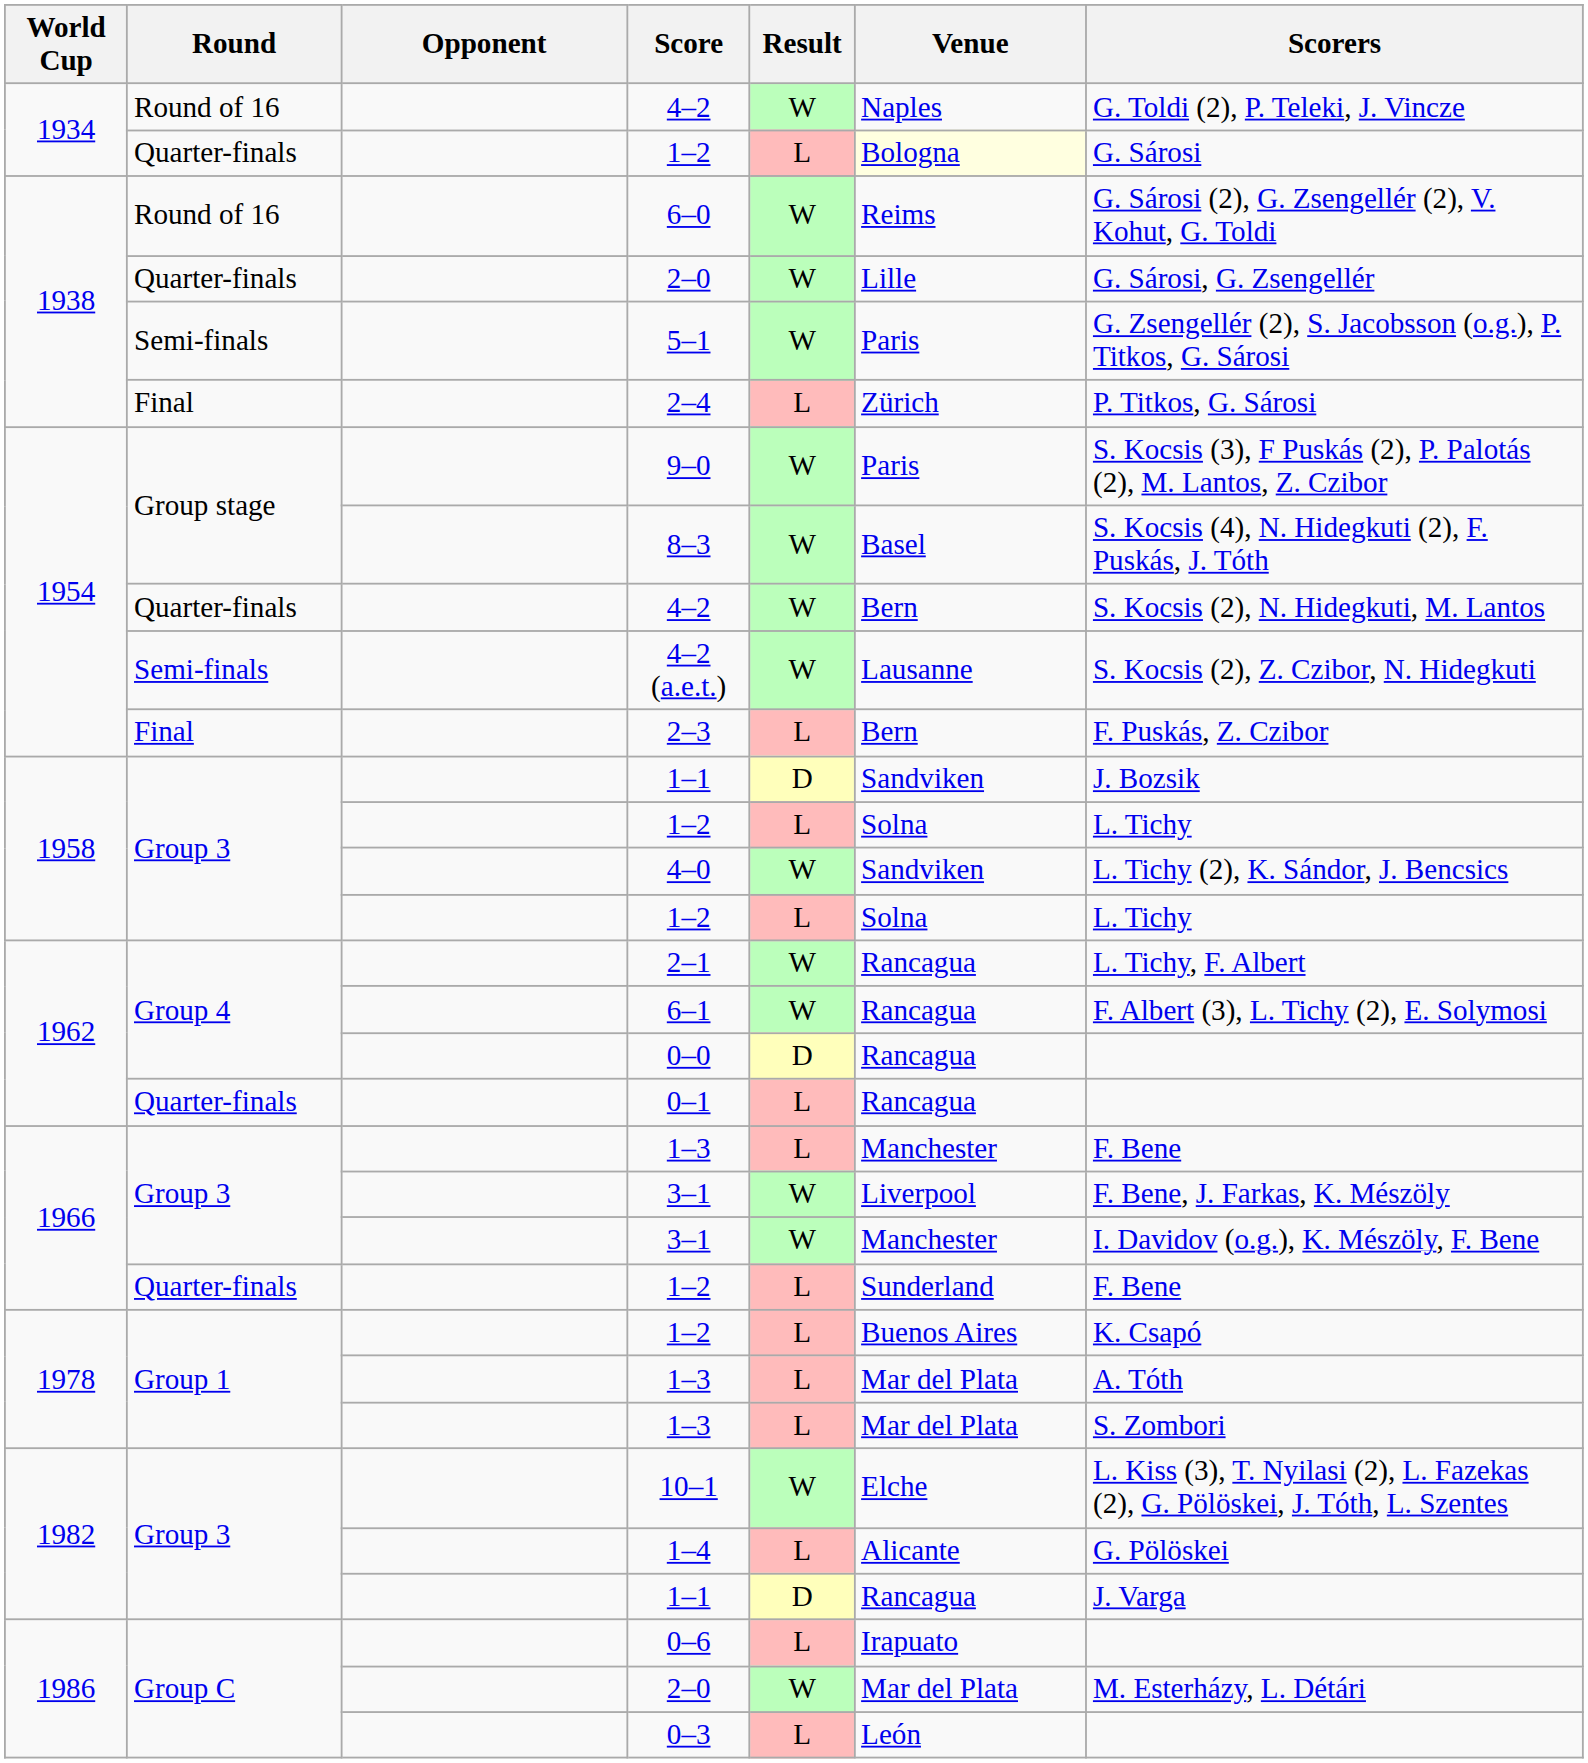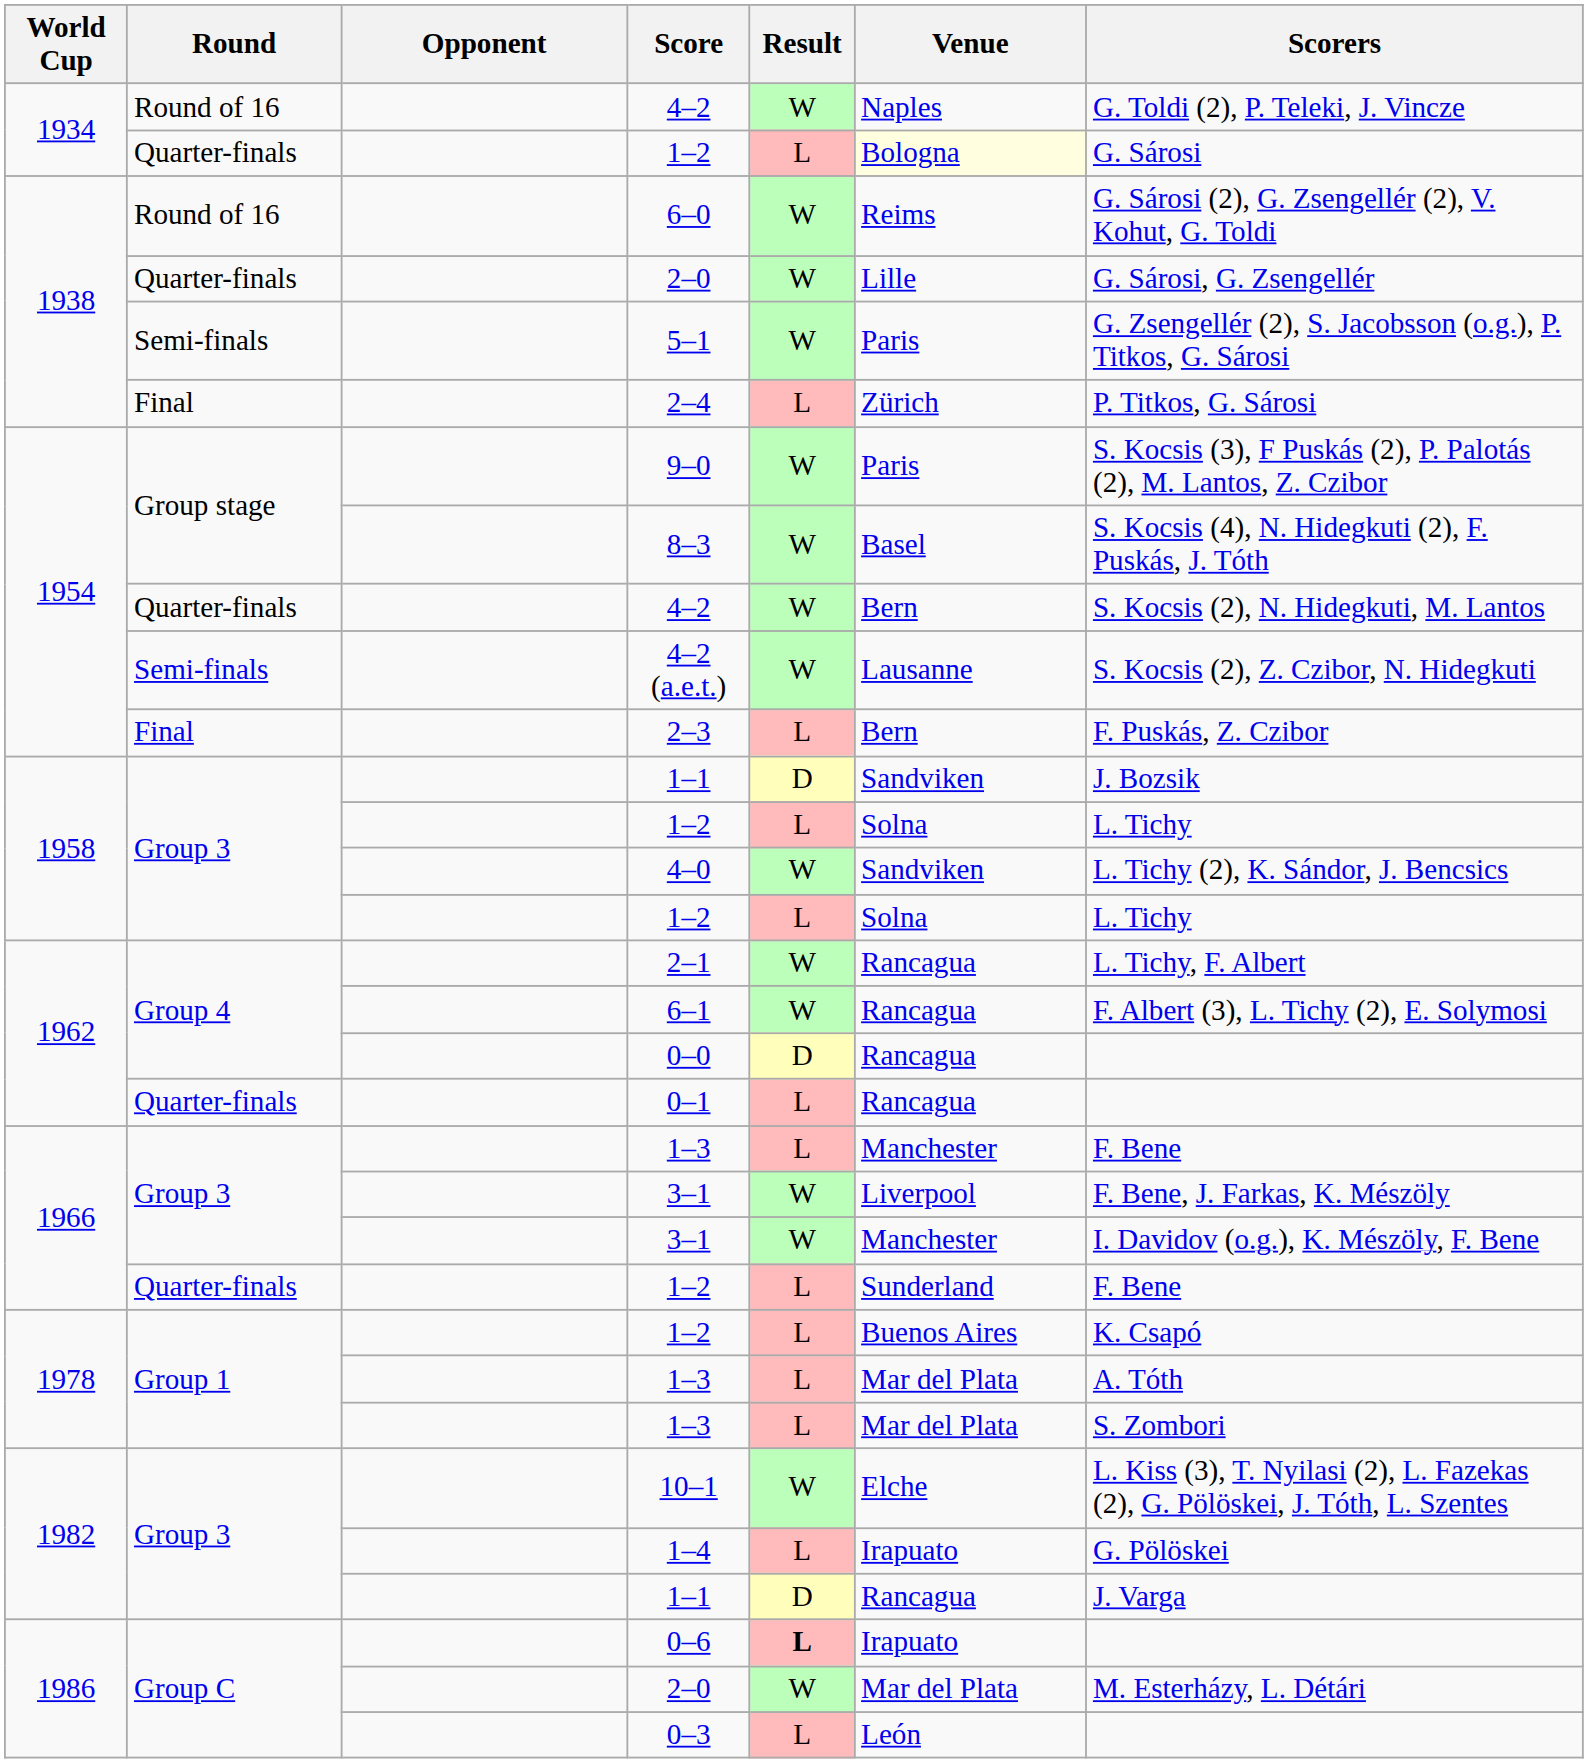(910, 1550) Alicante -> (910, 1550) Irapuato
(802, 1642) normal -> (802, 1642) bold
